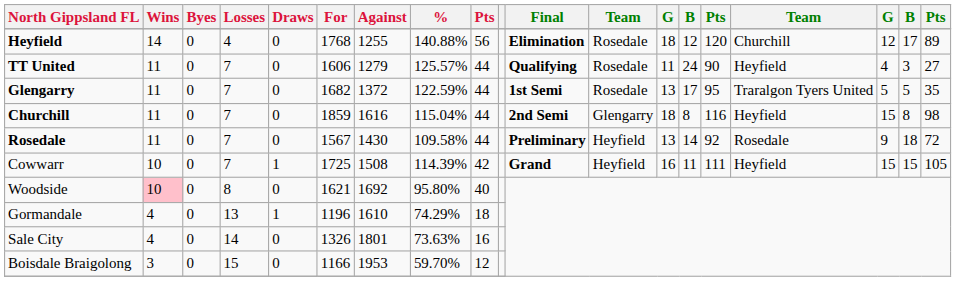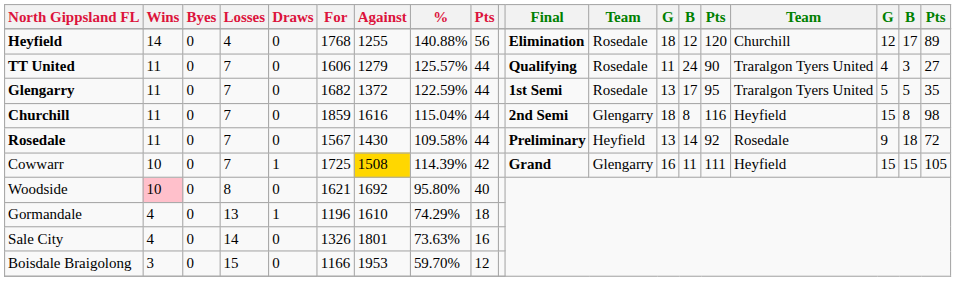(760, 65) Heyfield -> (804, 65) Traralgon Tyers United
(373, 164) no background -> (373, 164) gold background
(619, 164) Heyfield -> (623, 164) Glengarry
